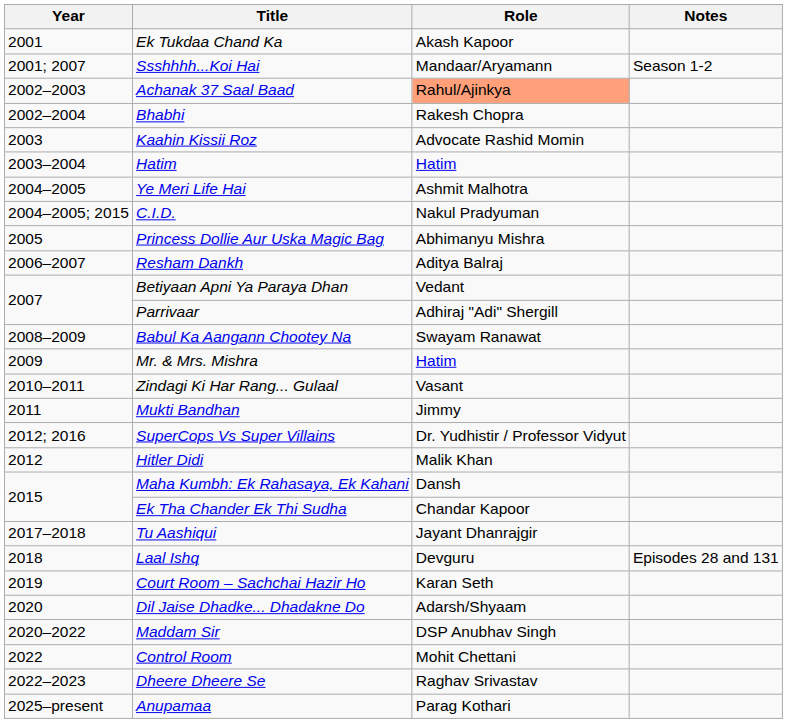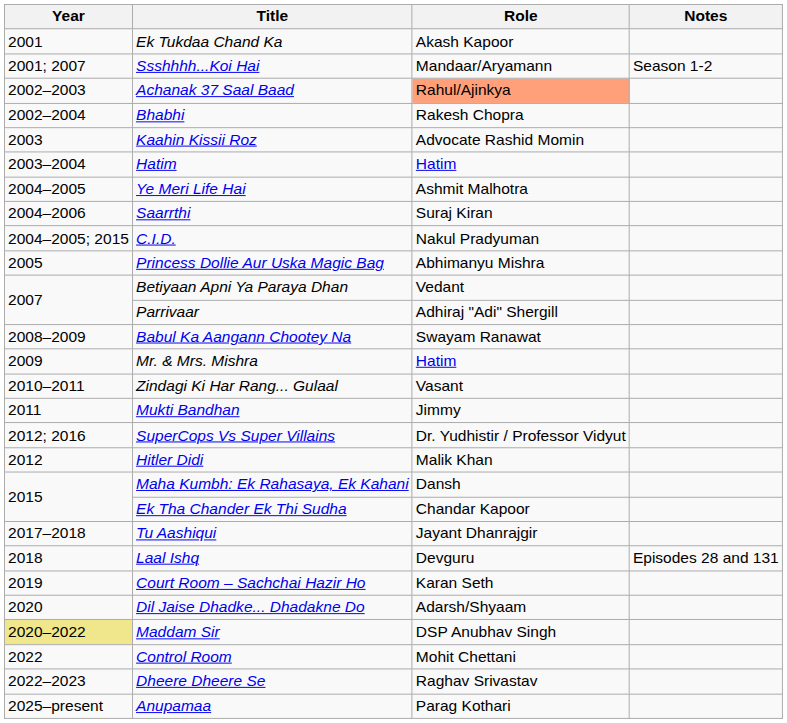+ row: (163, 213)
- row: (190, 262)
(47, 632) no background -> (47, 632) khaki background
